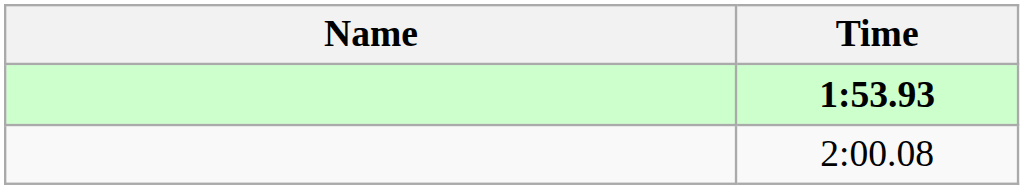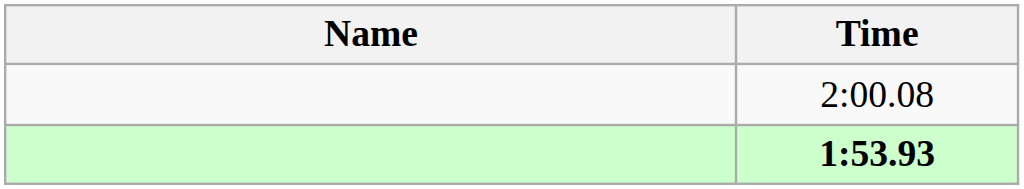rows swapped: (877, 93) <-> (877, 153)
